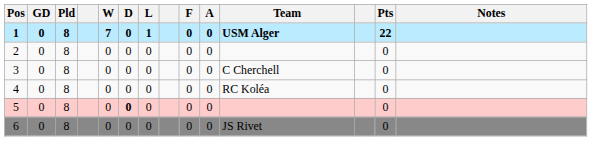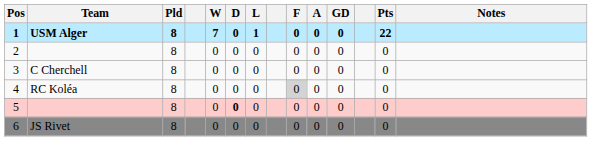columns swapped: (287, 13) <-> (41, 13)
(189, 88) no background -> (297, 88) lightgrey background
